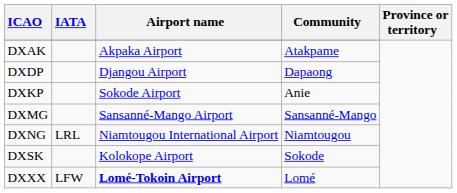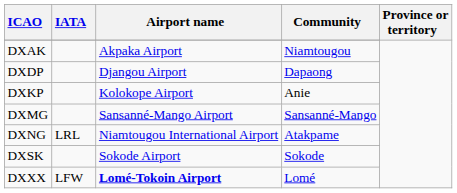(312, 51) Atakpame -> (317, 51) Niamtougou
(140, 93) Sokode Airport -> (146, 93) Kolokope Airport
(317, 135) Niamtougou -> (312, 135) Atakpame
(146, 156) Kolokope Airport -> (140, 156) Sokode Airport
